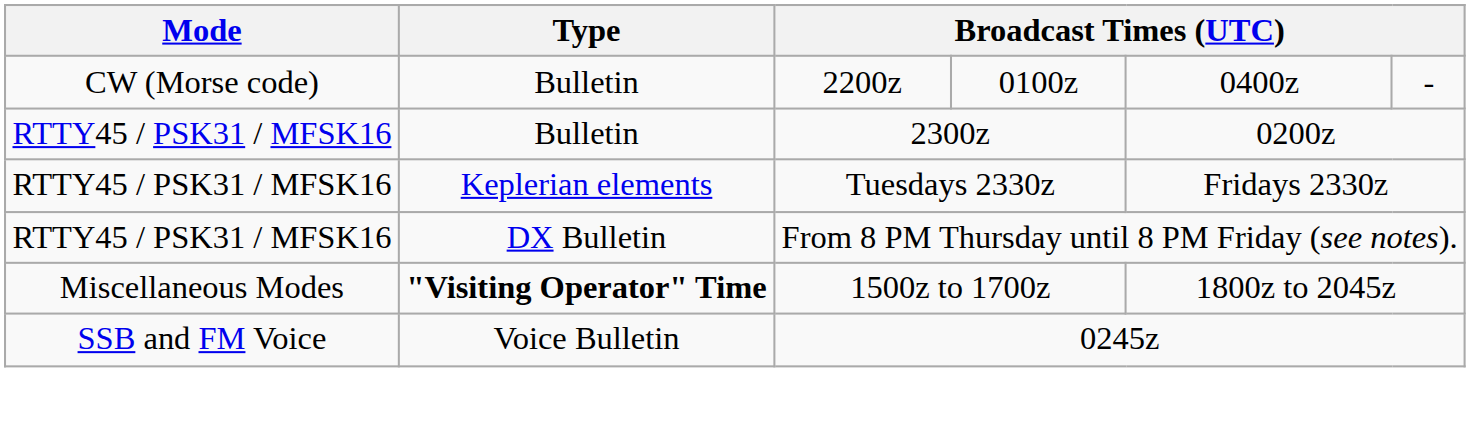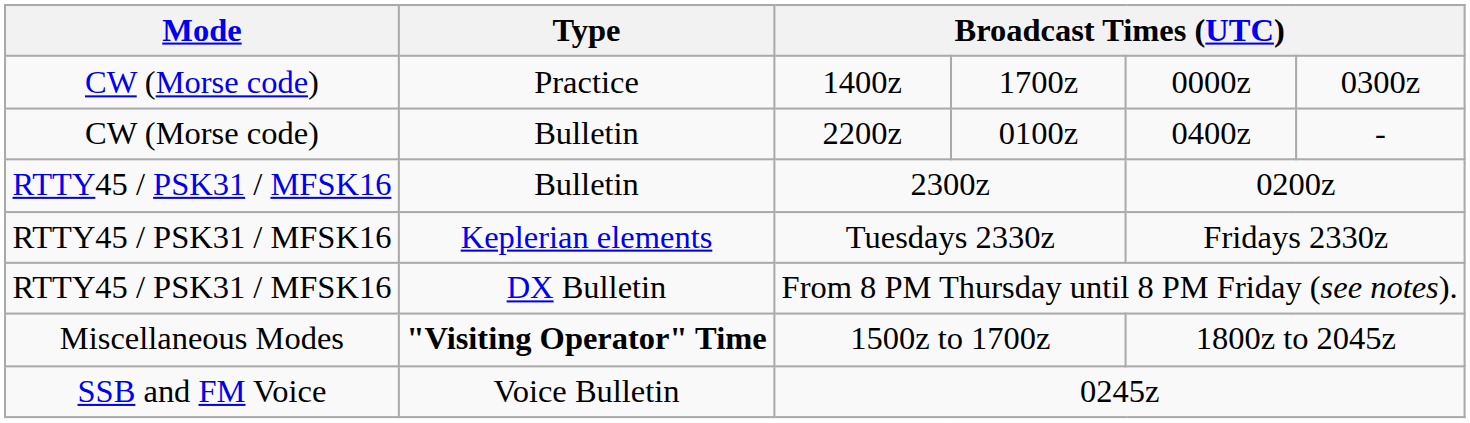+ row: (862, 81)
